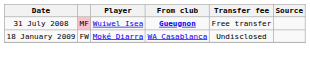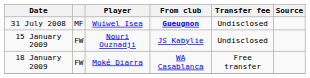(84, 23) pink background -> (79, 23) no background
(241, 23) Free transfer -> (243, 23) Undisclosed
+ row: (38, 41)
(241, 36) Undisclosed -> (243, 62) Free transfer
